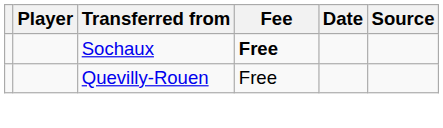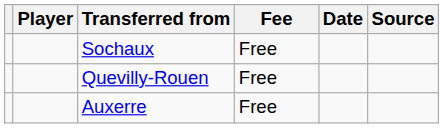(258, 48) bold -> (258, 48) normal
+ row: (114, 107)
